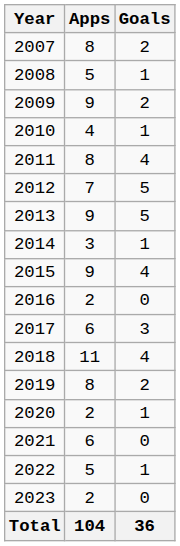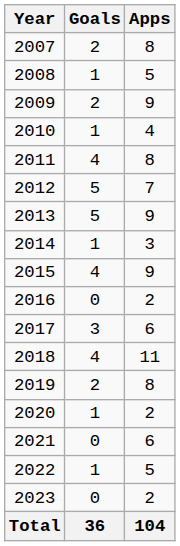columns swapped: (90, 19) <-> (145, 19)
